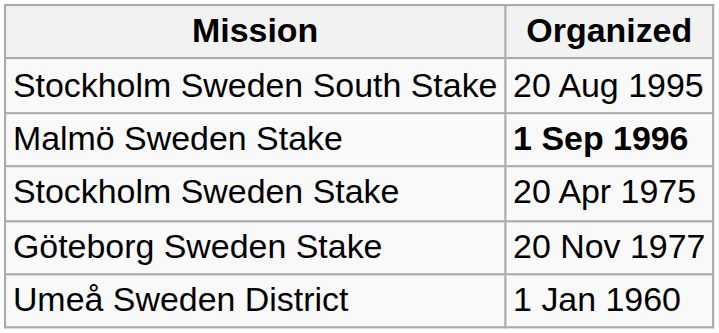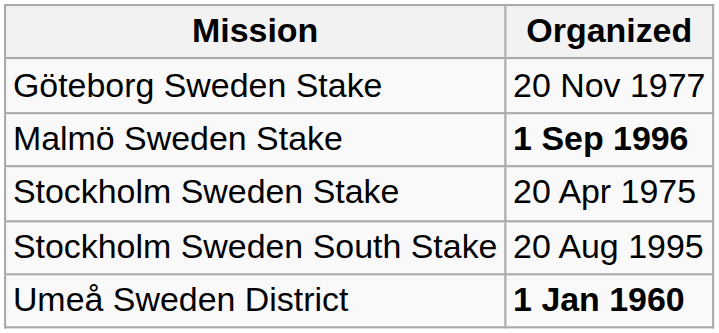rows swapped: (198, 246) <-> (255, 85)
(597, 300) normal -> (599, 300) bold
